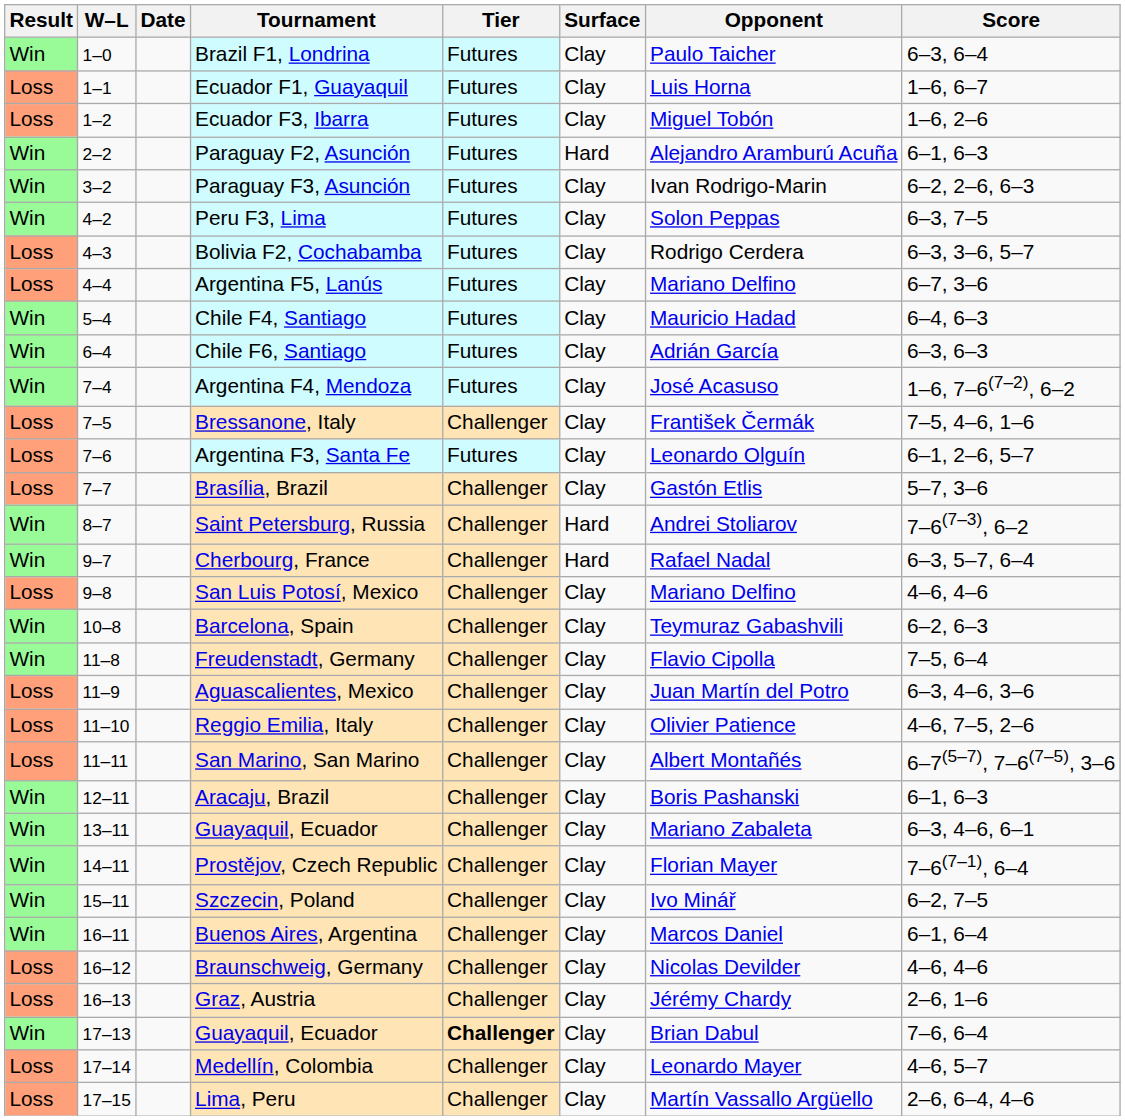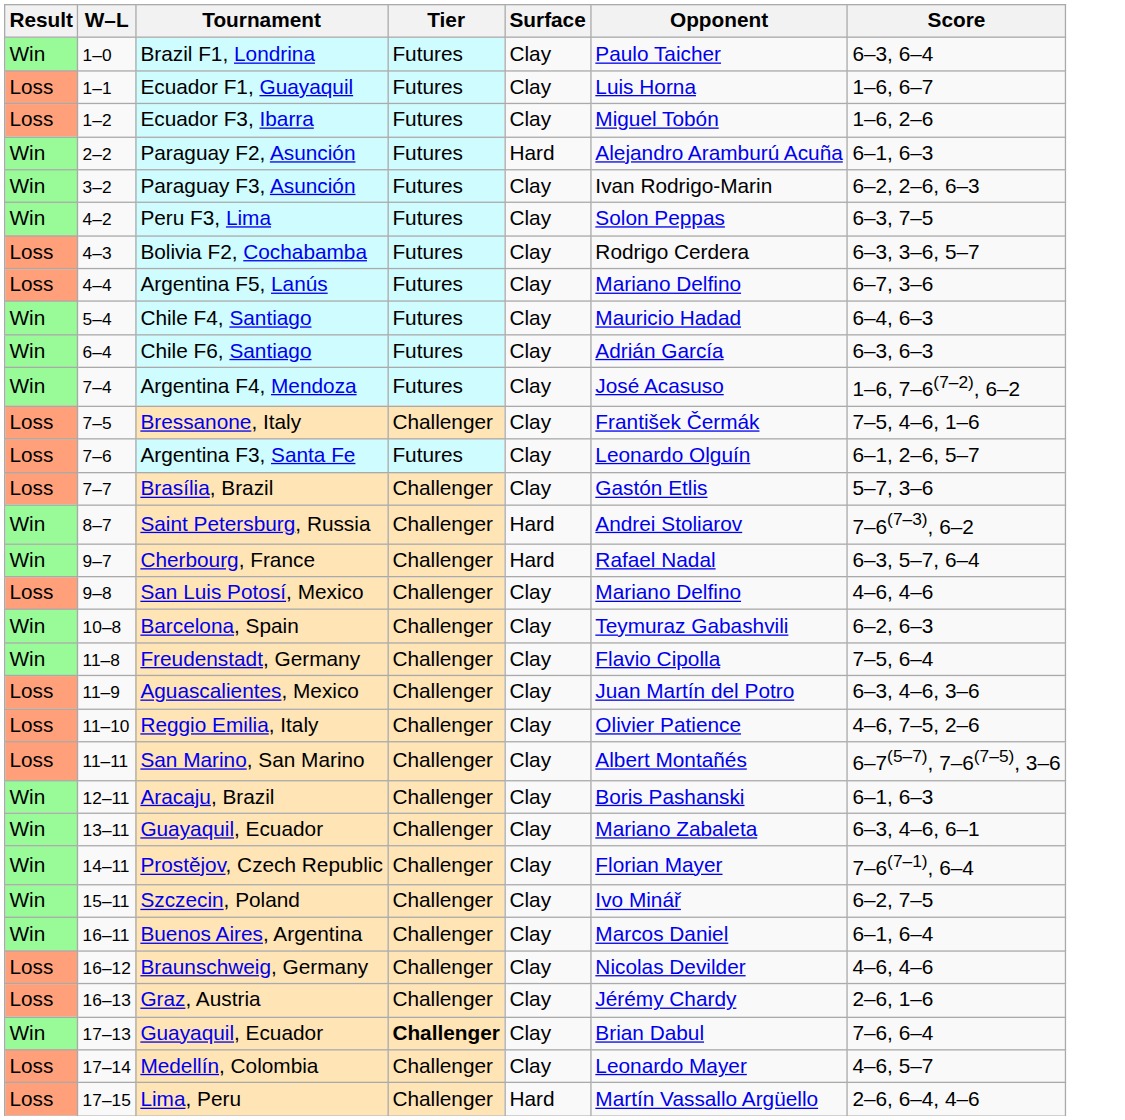- column: (163, 20)
(585, 1099) Clay -> (532, 1099) Hard
